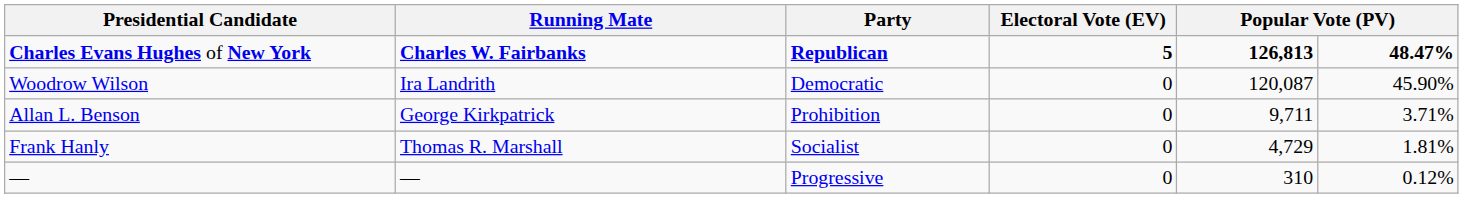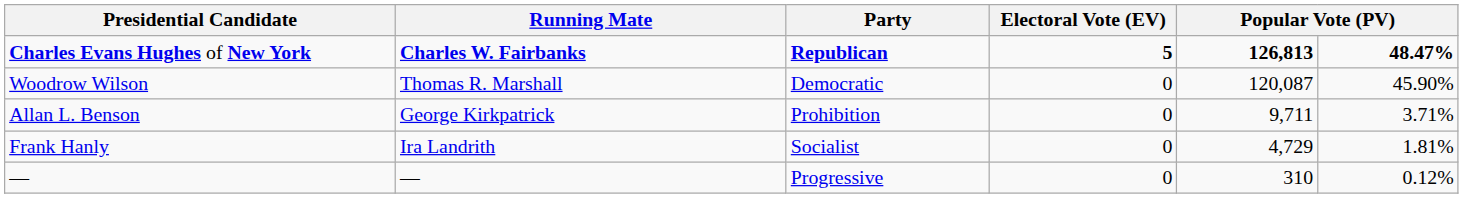(448, 83) Ira Landrith -> (481, 83) Thomas R. Marshall
(481, 146) Thomas R. Marshall -> (448, 146) Ira Landrith
